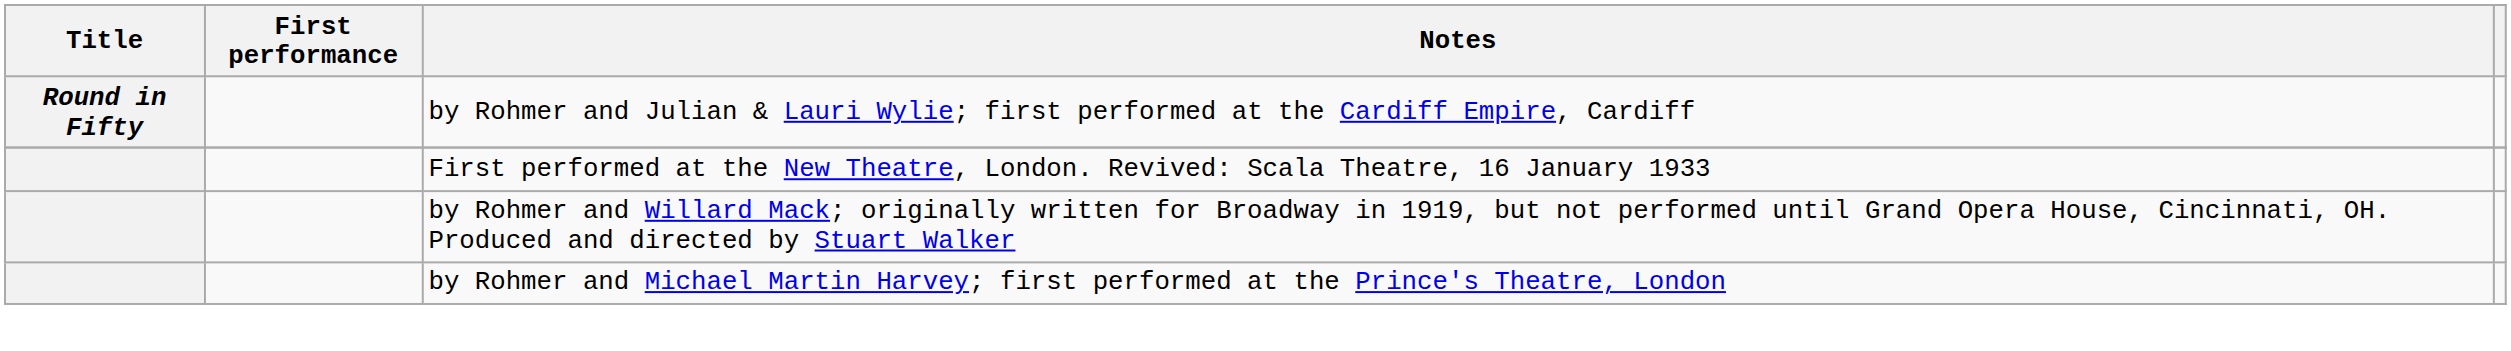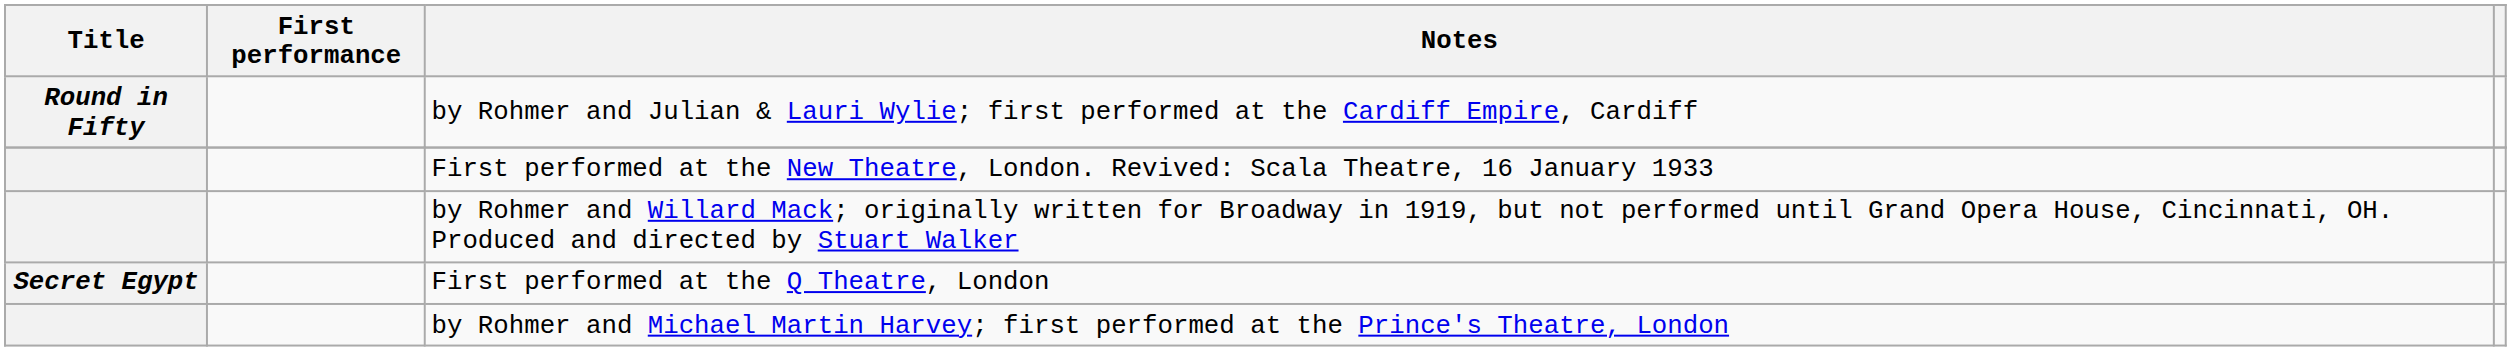+ row: (740, 283)
